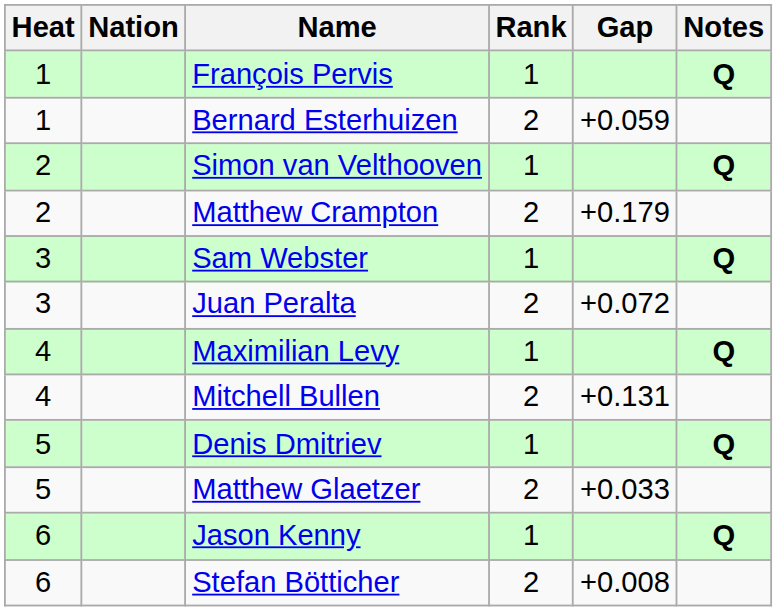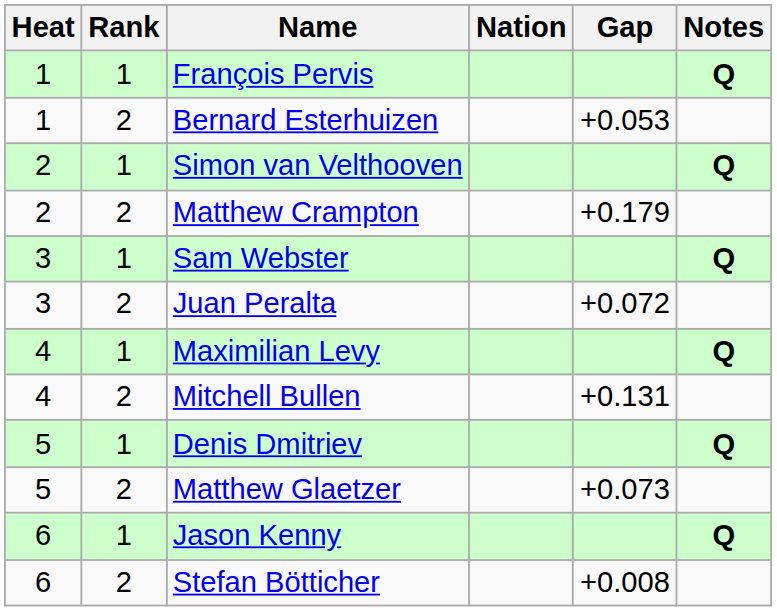columns swapped: (531, 27) <-> (133, 27)
(625, 119) +0.059 -> (625, 119) +0.053
(625, 489) +0.033 -> (625, 489) +0.073
